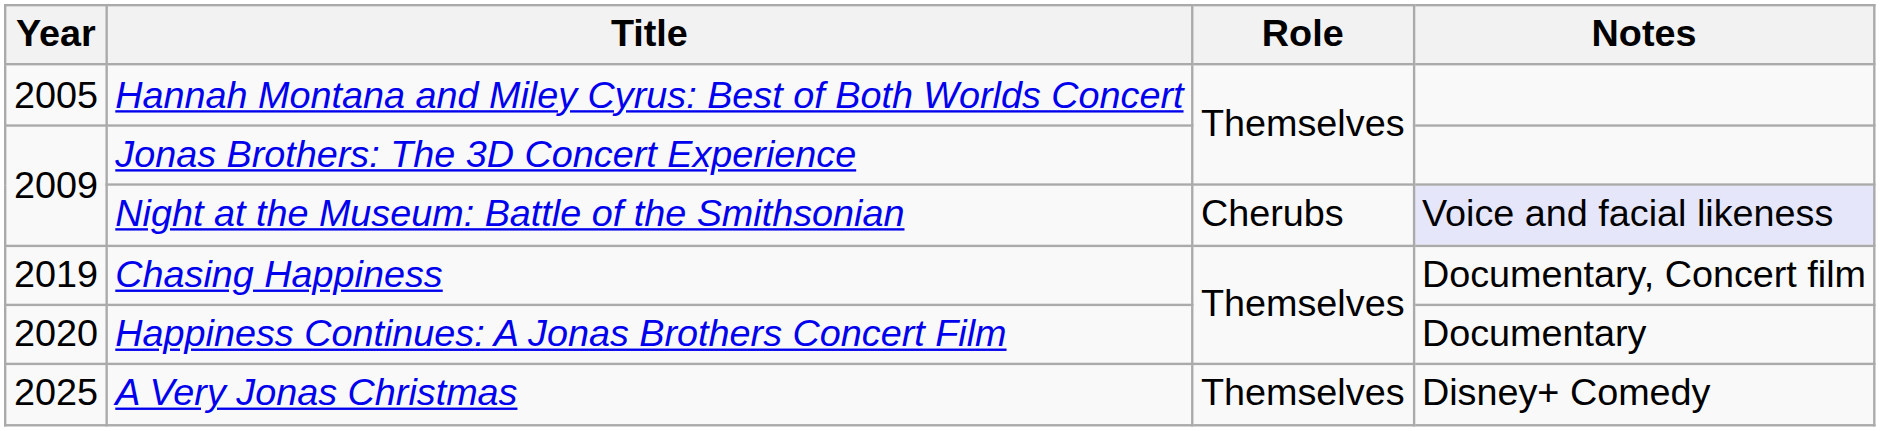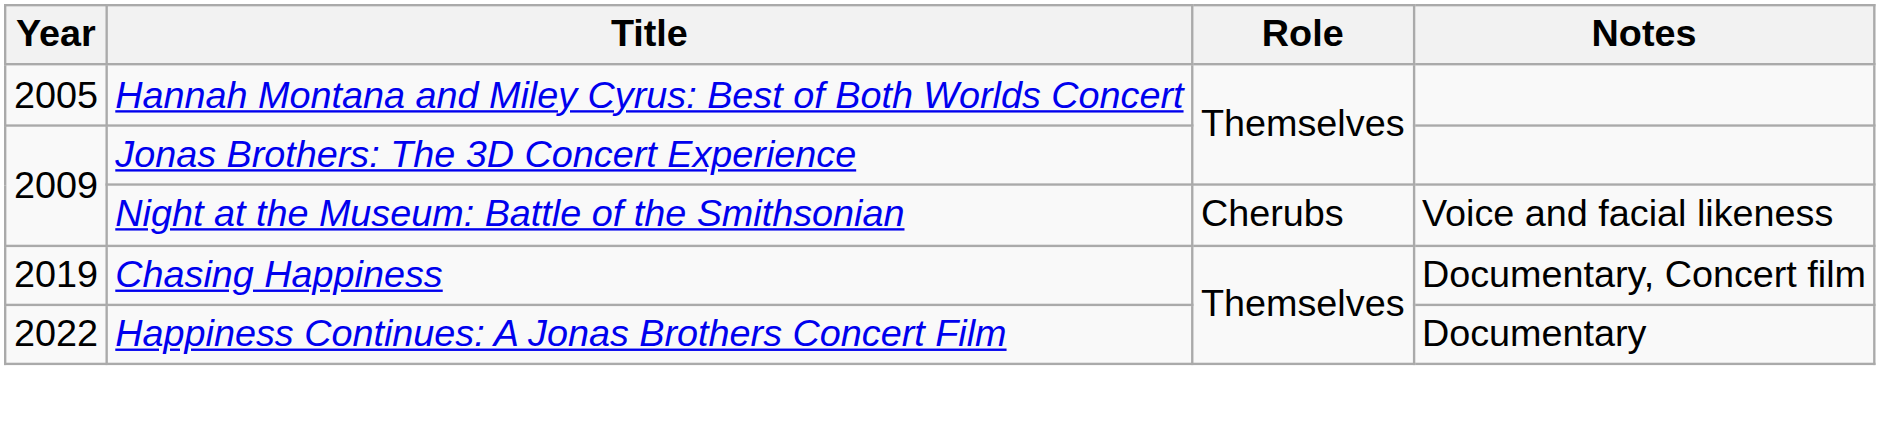(1628, 214) lavender background -> (1628, 214) no background
(56, 333) 2020 -> (56, 333) 2022
- row: (316, 393)
